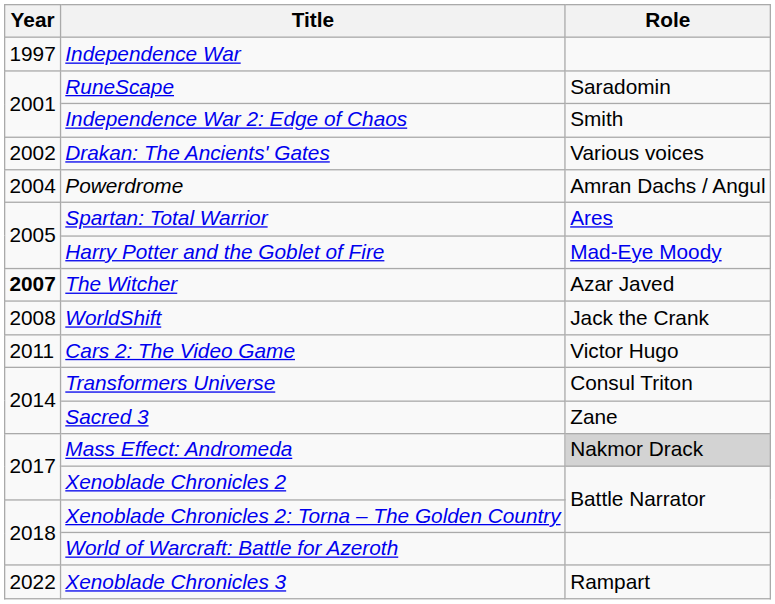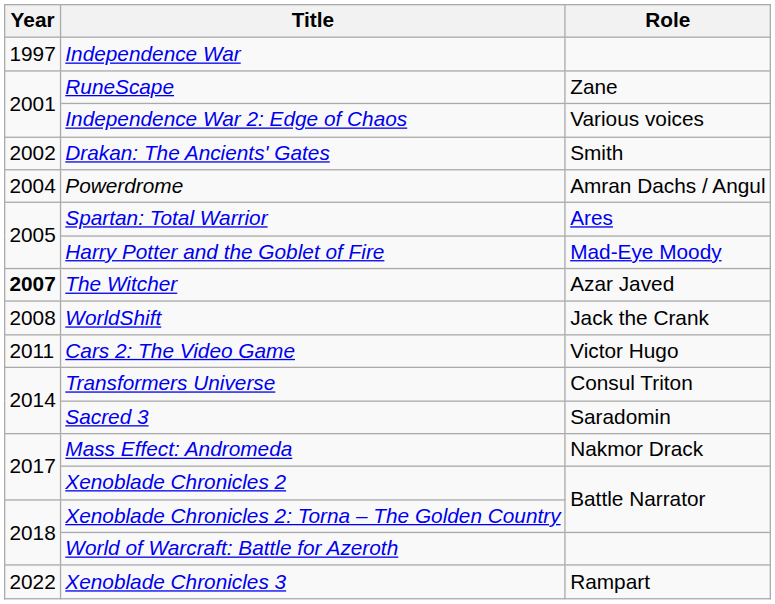(620, 86) Saradomin -> (594, 86) Zane
(597, 119) Smith -> (637, 119) Various voices
(637, 152) Various voices -> (597, 152) Smith
(594, 416) Zane -> (620, 416) Saradomin
(637, 449) lightgrey background -> (637, 449) no background
